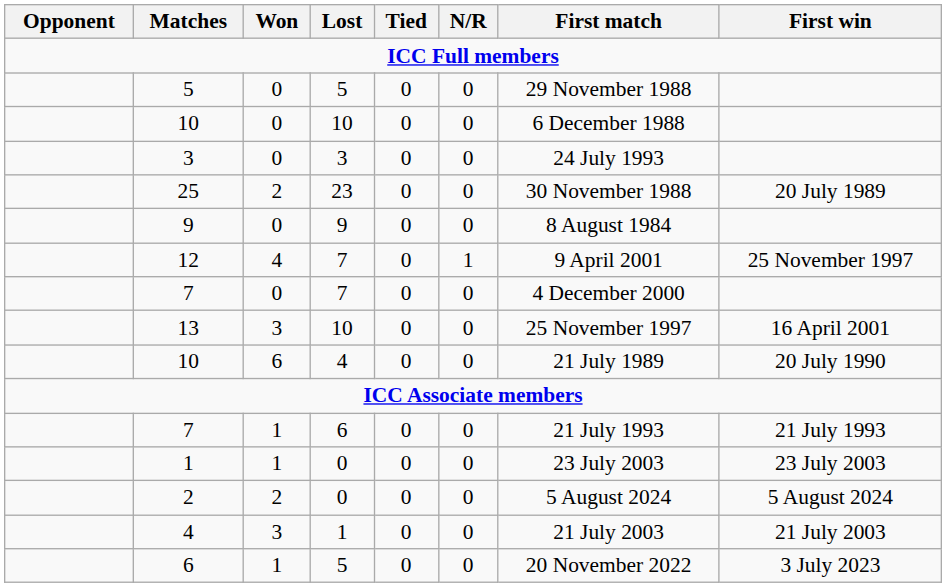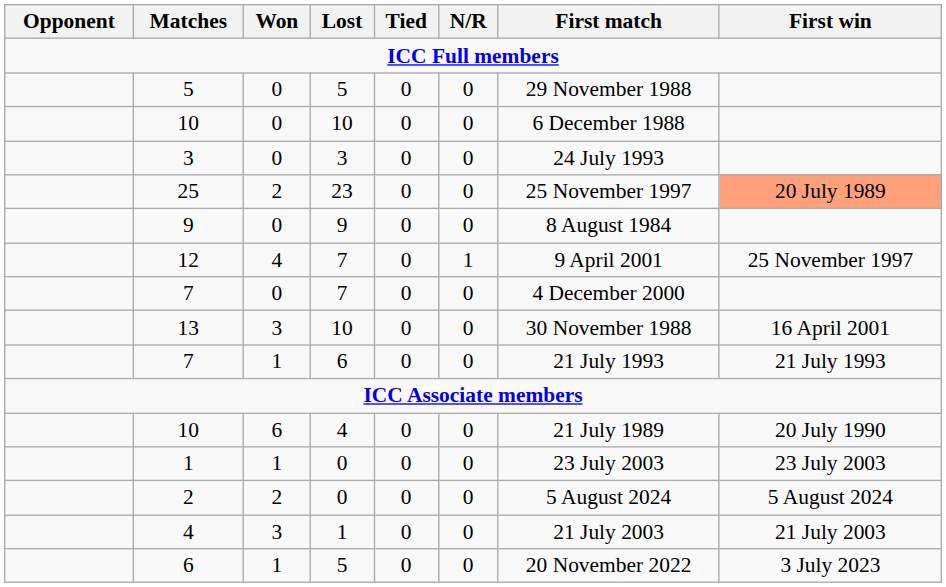(609, 191) 30 November 1988 -> (609, 191) 25 November 1997
(830, 191) no background -> (830, 191) lightsalmon background
(609, 327) 25 November 1997 -> (609, 327) 30 November 1988
rows swapped: (188, 429) <-> (188, 361)
